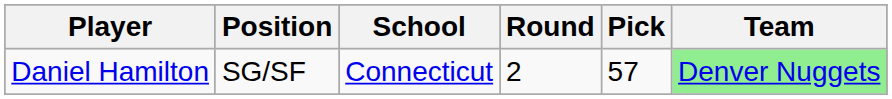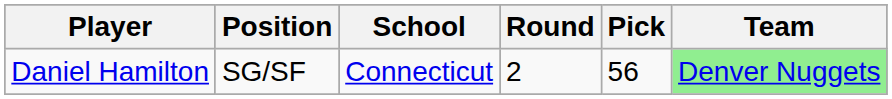(623, 71) 57 -> (623, 71) 56
